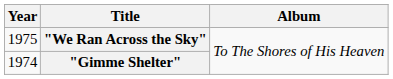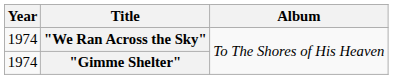(23, 39) 1975 -> (23, 39) 1974
